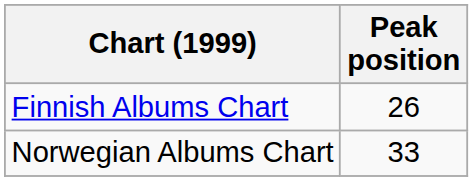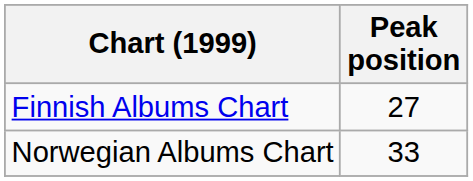(404, 106) 26 -> (404, 106) 27
